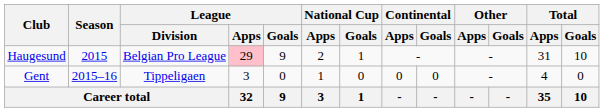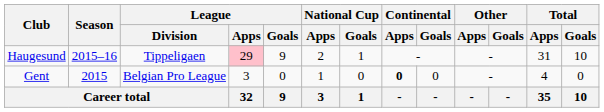(94, 55) 2015 -> (94, 55) 2015–16
(174, 55) Belgian Pro League -> (174, 55) Tippeligaen
(94, 76) 2015–16 -> (94, 76) 2015
(174, 76) Tippeligaen -> (174, 76) Belgian Pro League
(399, 76) normal -> (399, 76) bold
